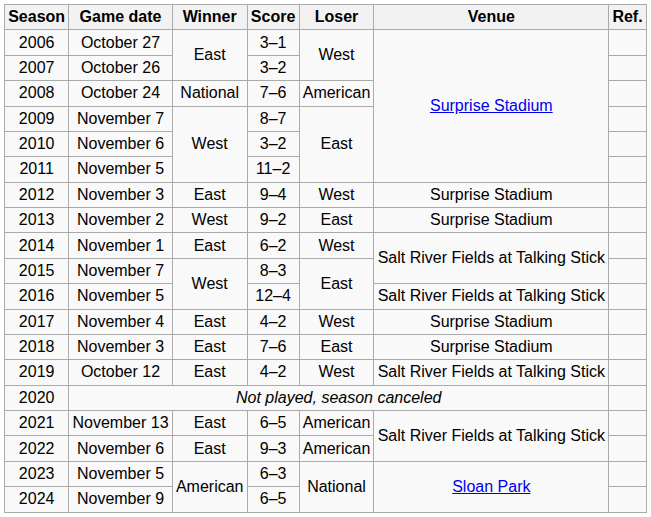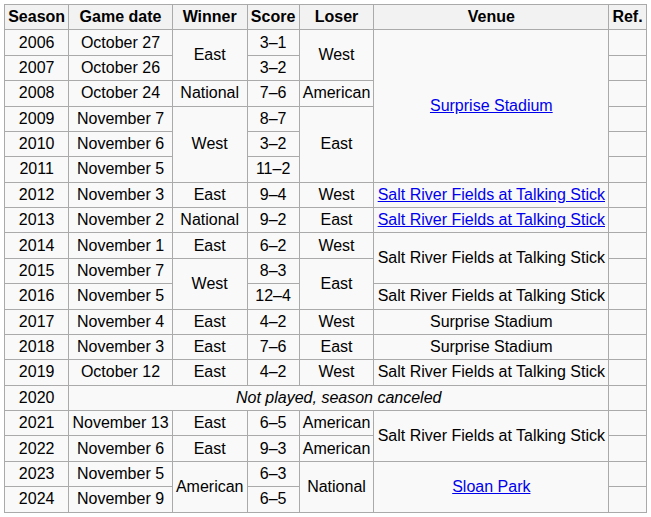(491, 194) Surprise Stadium -> (491, 194) Salt River Fields at Talking Stick
(210, 220) West -> (210, 220) National
(491, 220) Surprise Stadium -> (491, 220) Salt River Fields at Talking Stick
